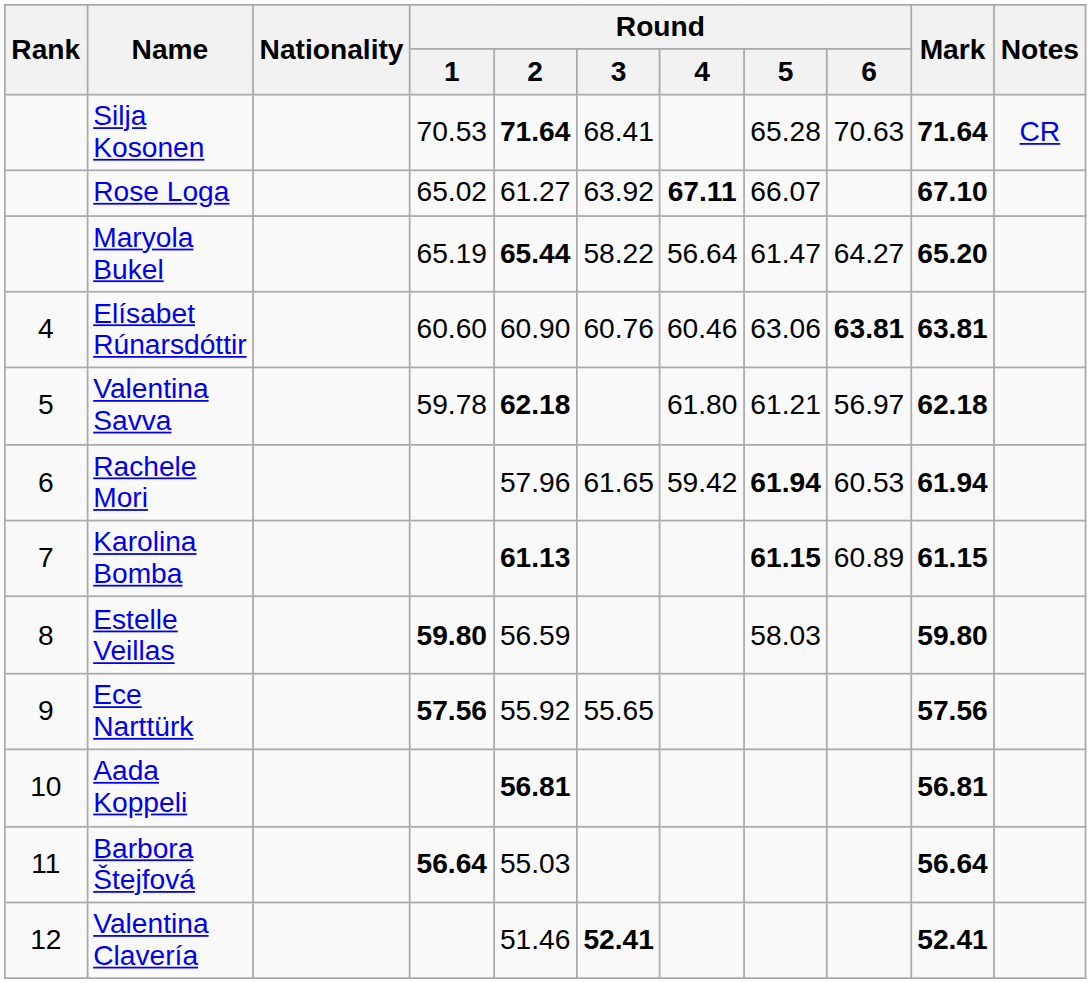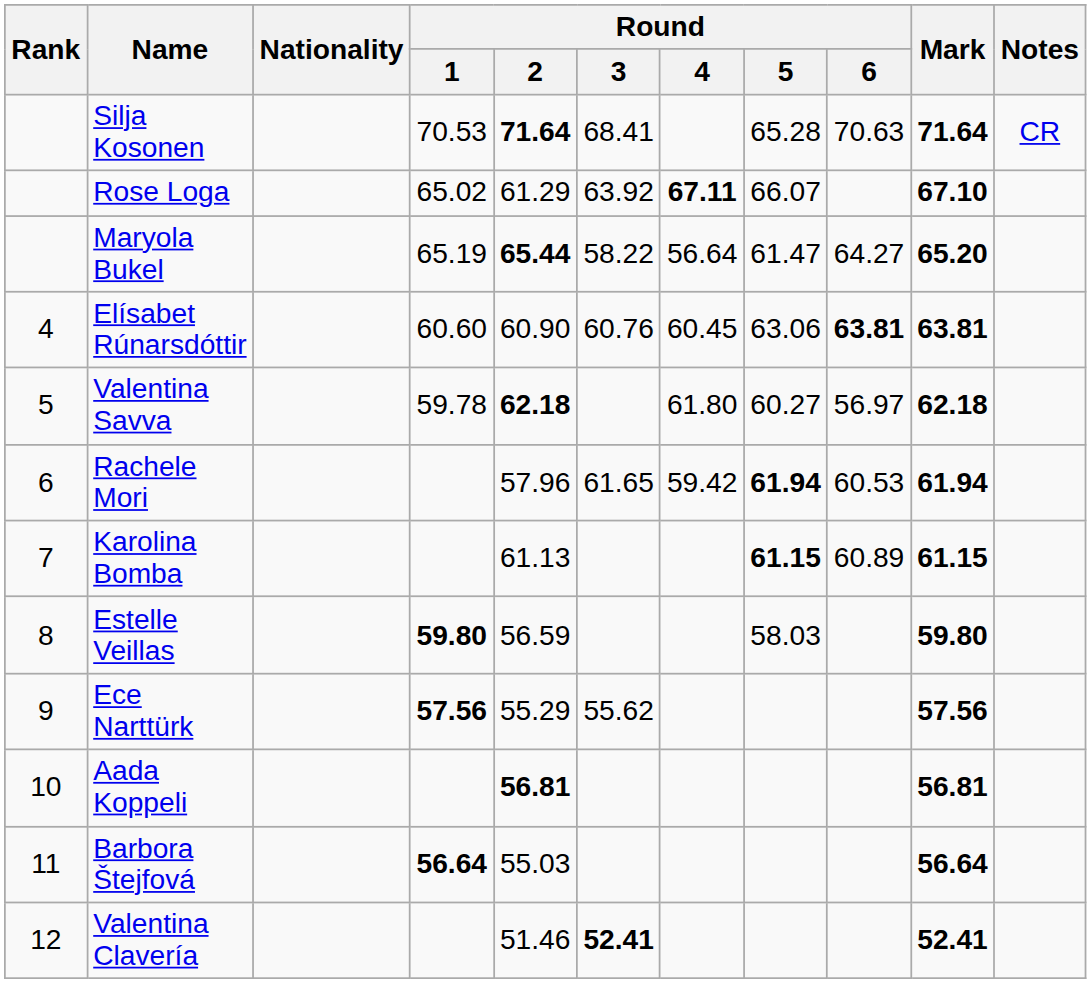(535, 192) 61.27 -> (535, 192) 61.29
(702, 329) 60.46 -> (702, 329) 60.45
(786, 405) 61.21 -> (786, 405) 60.27
(535, 558) bold -> (535, 558) normal
(535, 711) 55.92 -> (535, 711) 55.29
(619, 711) 55.65 -> (619, 711) 55.62
